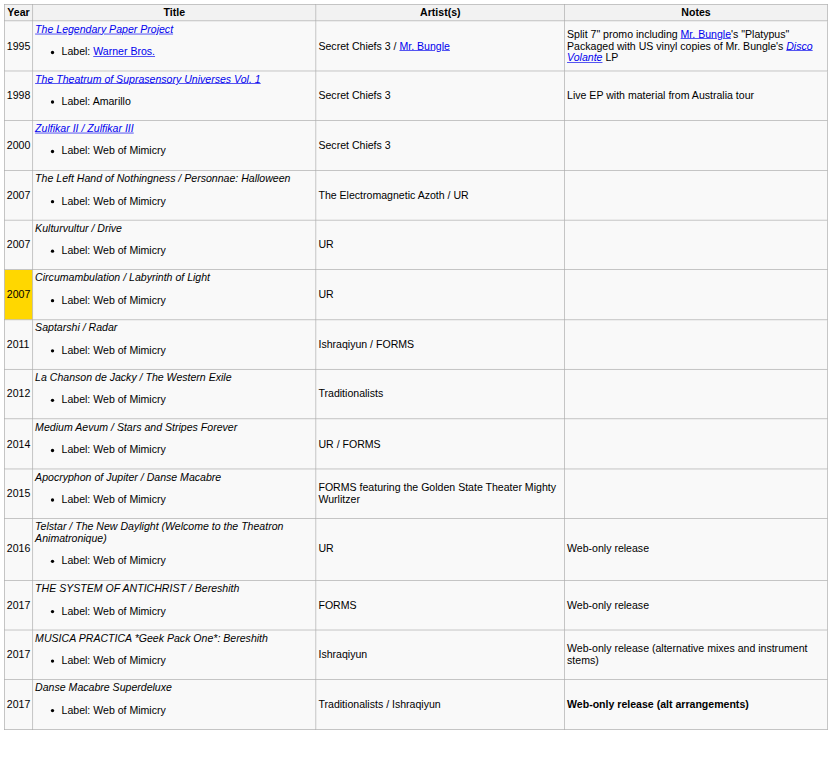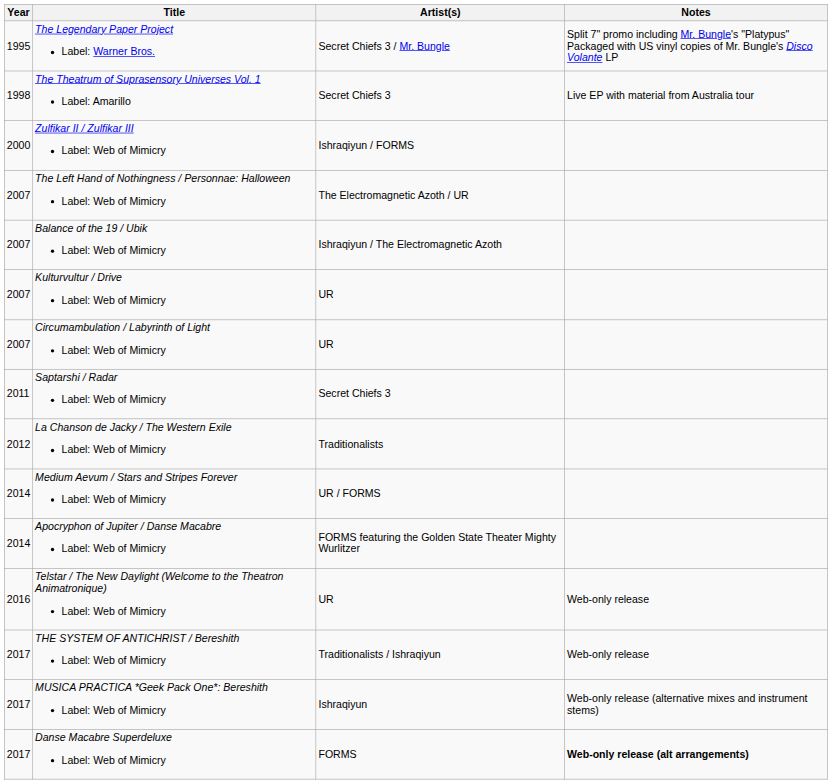(355, 145) Secret Chiefs 3 -> (366, 145) Ishraqiyun / FORMS
+ row: (174, 240)
(19, 294) gold background -> (19, 344) no background
(366, 344) Ishraqiyun / FORMS -> (355, 394) Secret Chiefs 3
(19, 493) 2015 -> (19, 543) 2014
(338, 605) FORMS -> (380, 654) Traditionalists / Ishraqiyun
(380, 704) Traditionalists / Ishraqiyun -> (338, 754) FORMS
